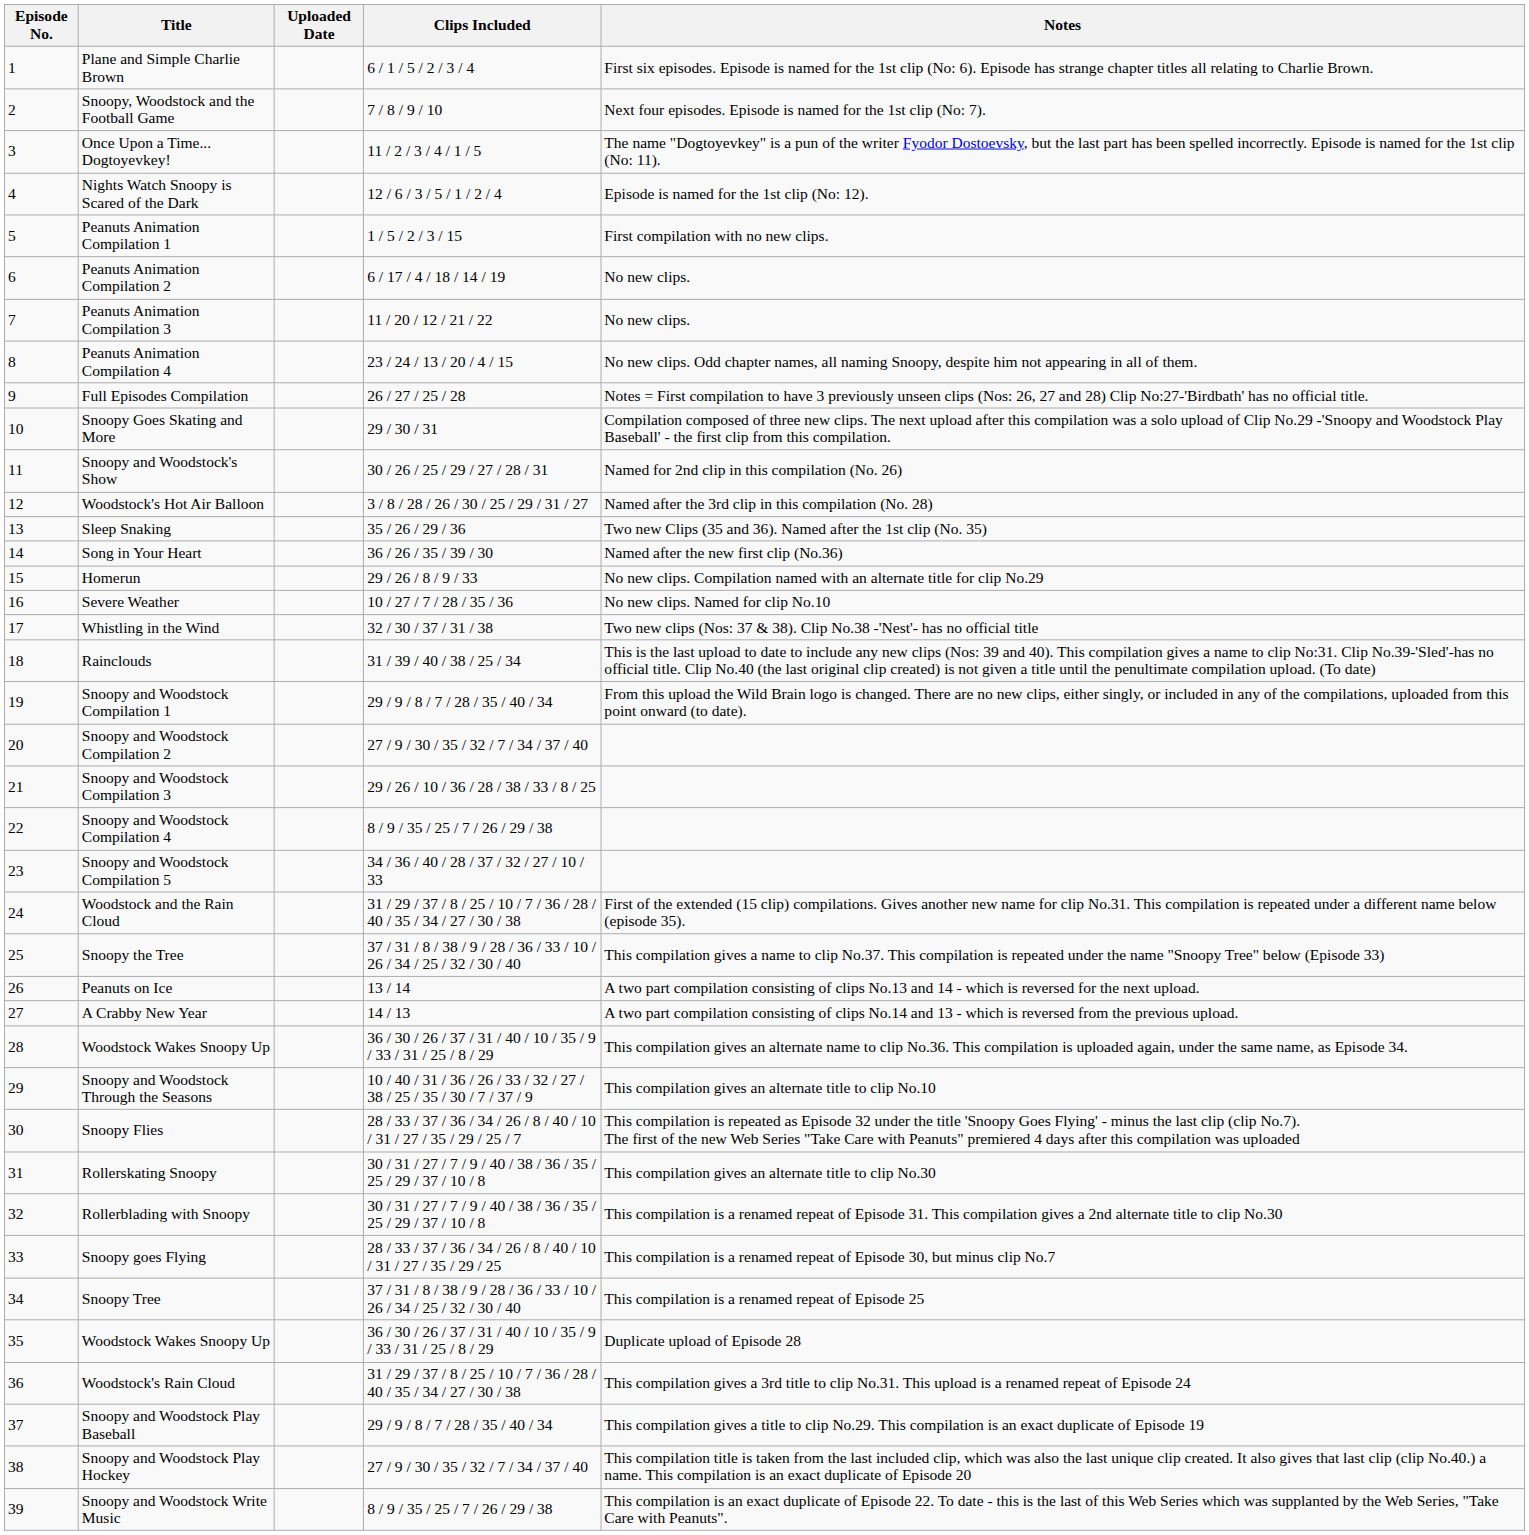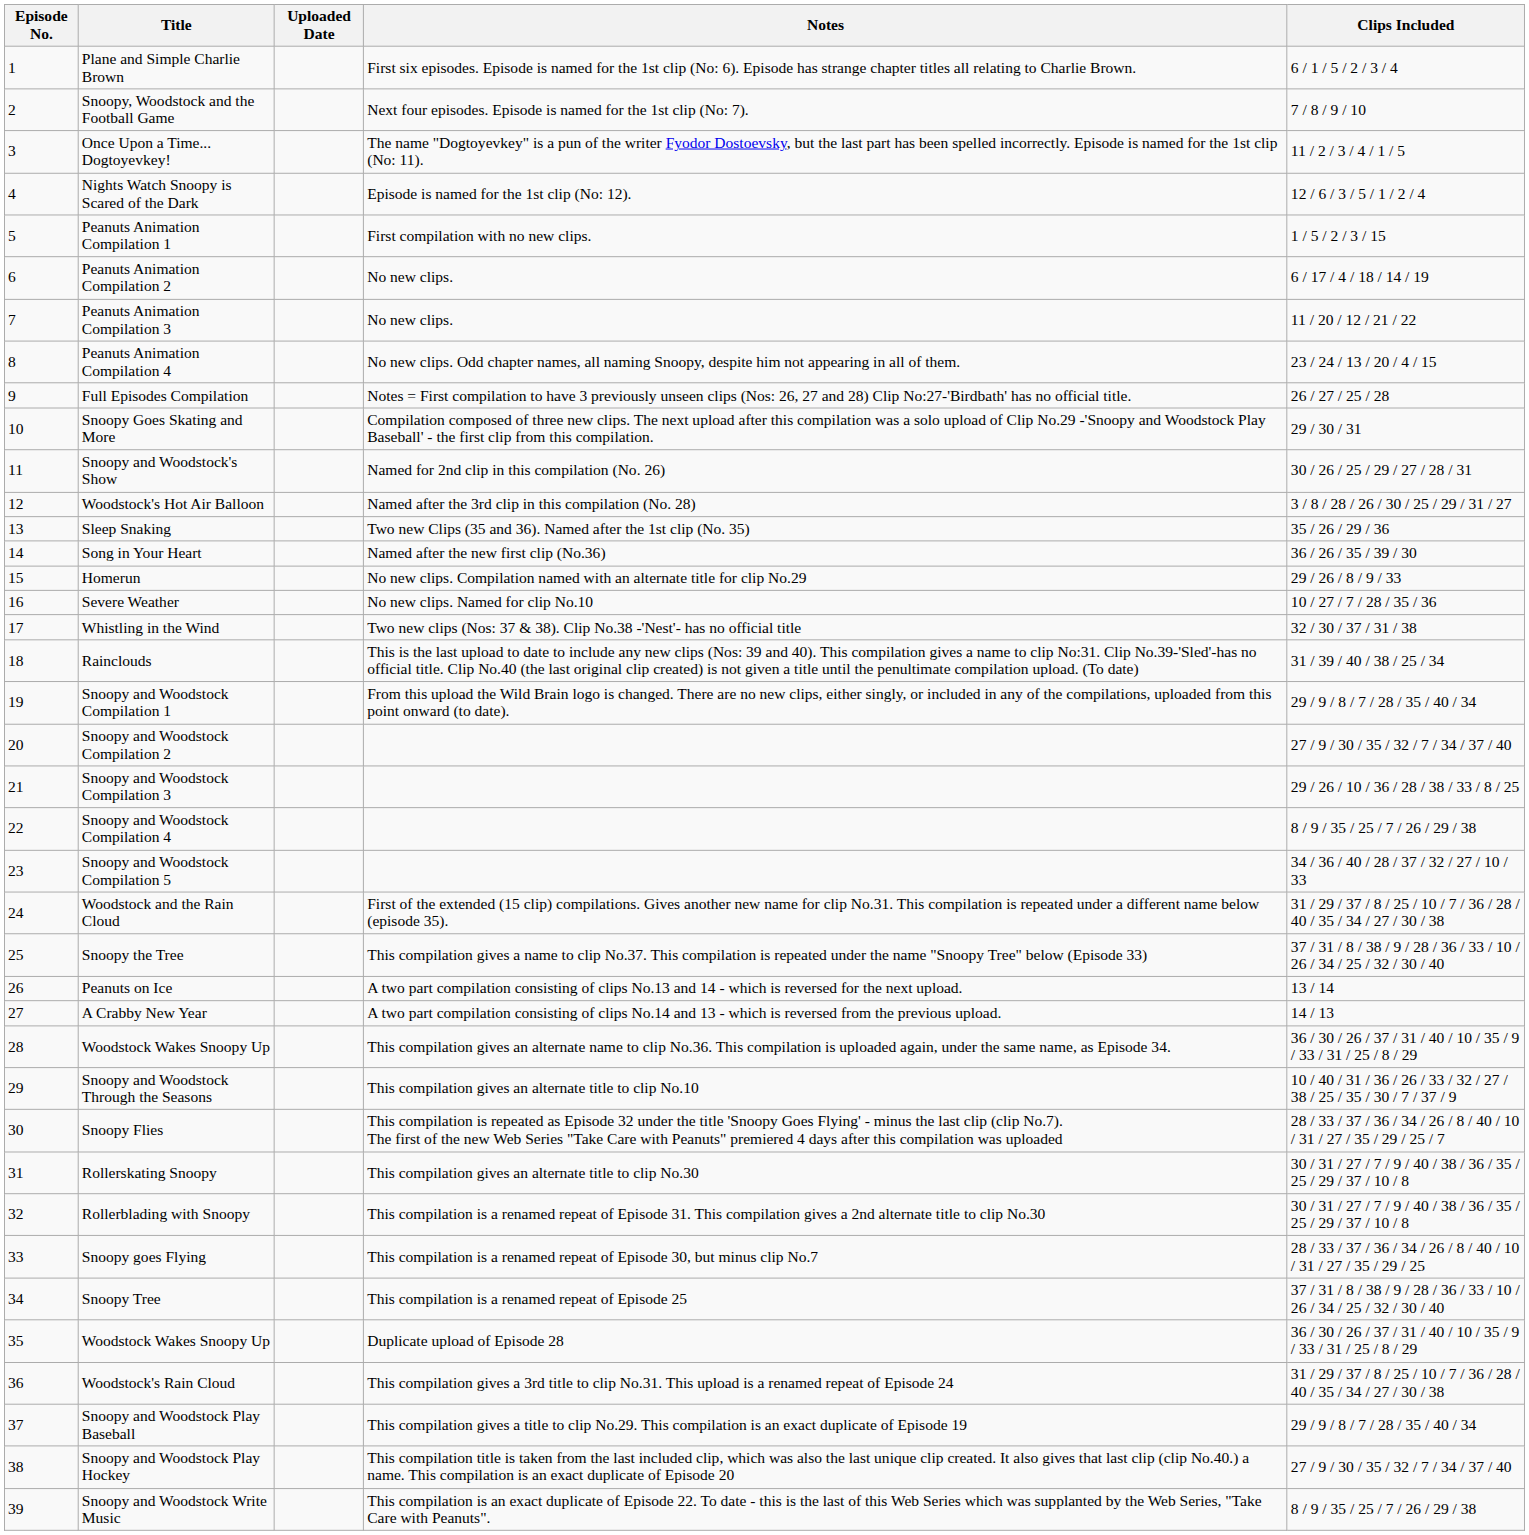columns swapped: (482, 25) <-> (1063, 25)
